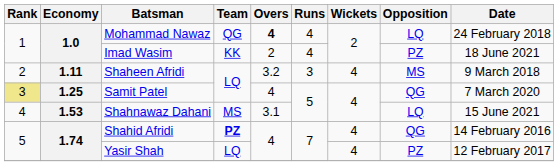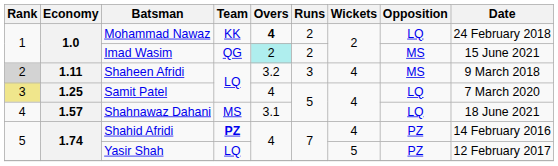(232, 33) QG -> (232, 33) KK
(310, 33) 4 -> (310, 33) 2
(232, 53) KK -> (232, 53) QG
(271, 53) no background -> (271, 53) paleturquoise background
(310, 53) 4 -> (310, 53) 2
(415, 53) PZ -> (415, 53) MS
(502, 53) 18 June 2021 -> (502, 53) 15 June 2021
(22, 72) no background -> (22, 72) lightgrey background
(415, 92) QG -> (415, 92) LQ
(71, 111) 1.53 -> (71, 111) 1.57
(502, 111) 15 June 2021 -> (502, 111) 18 June 2021
(415, 131) QG -> (415, 131) PZ
(354, 151) 4 -> (354, 151) 5
